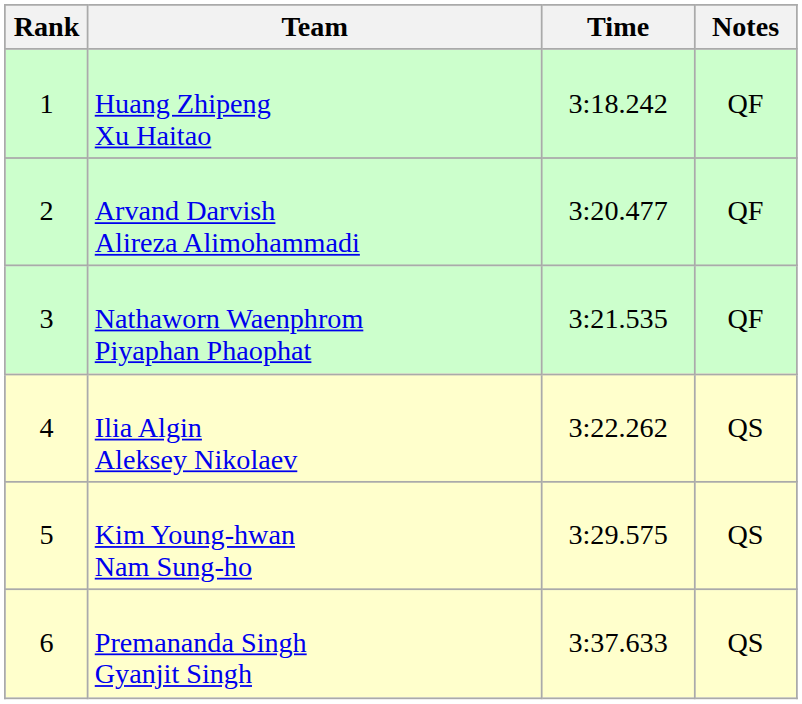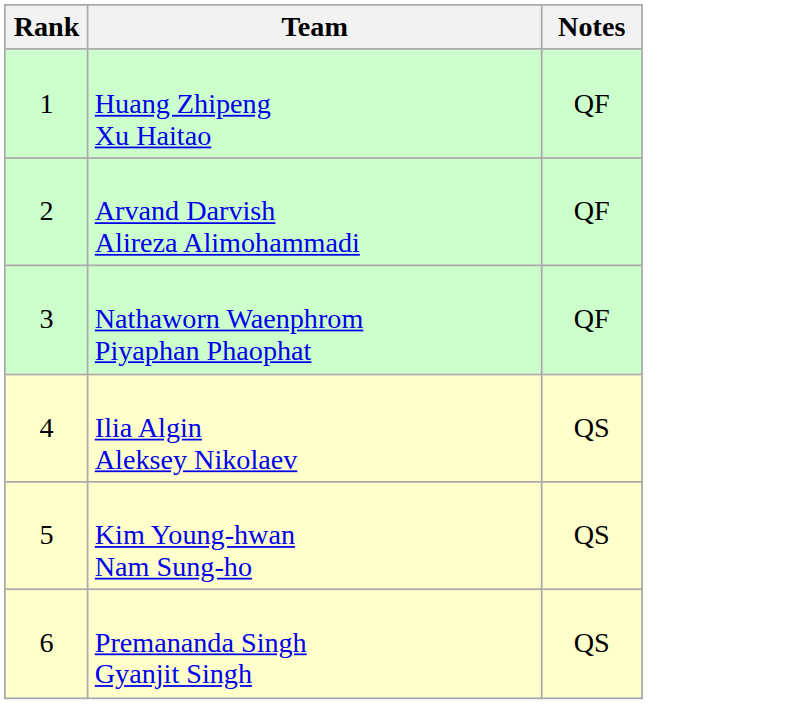- column: (618, 26)
